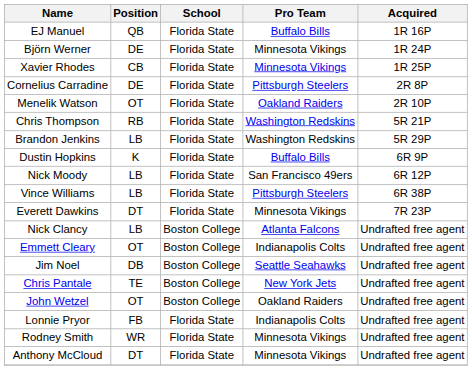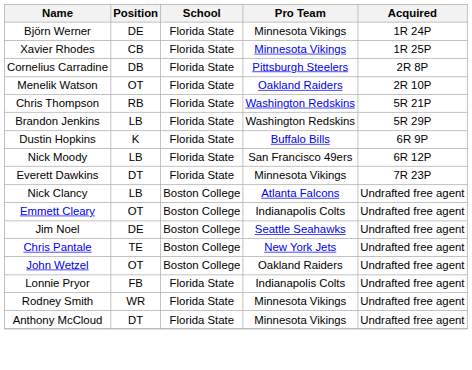- row: (57, 31)
(136, 85) DE -> (136, 67) DB
- row: (57, 193)
(136, 265) DB -> (136, 229) DE
